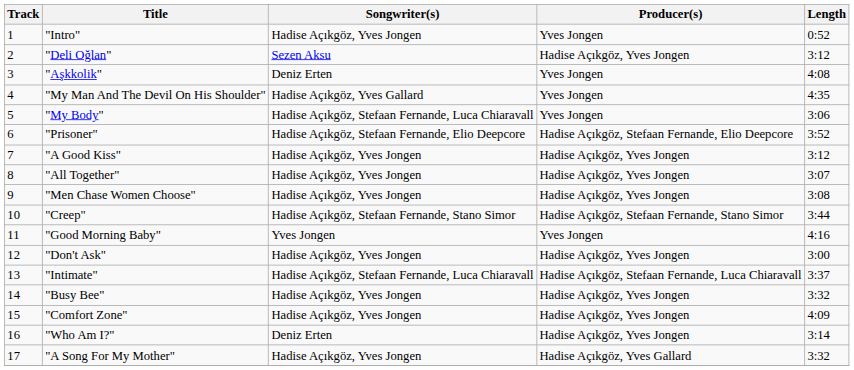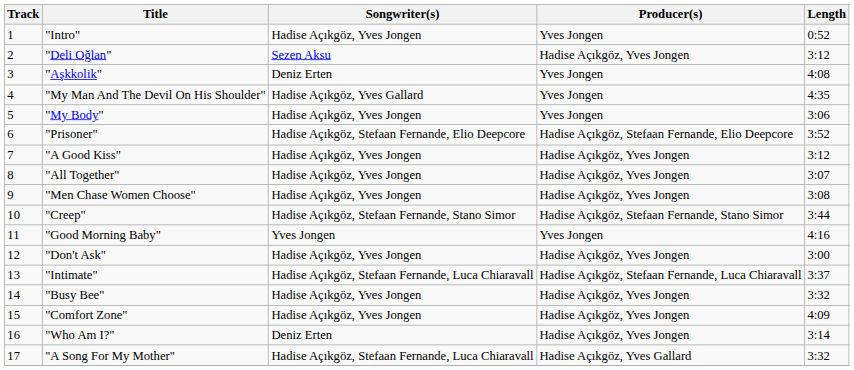(403, 114) Hadise Açıkgöz, Stefaan Fernande, Luca Chiaravall -> (346, 114) Hadise Açıkgöz, Yves Jongen
(346, 355) Hadise Açıkgöz, Yves Jongen -> (403, 355) Hadise Açıkgöz, Stefaan Fernande, Luca Chiaravall
